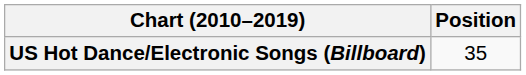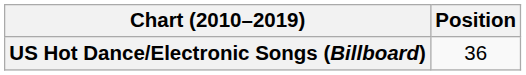(476, 53) 35 -> (476, 53) 36
